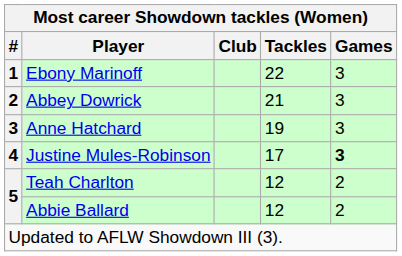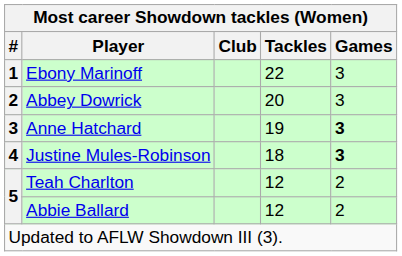(274, 100) 21 -> (274, 100) 20
(340, 127) normal -> (340, 127) bold
(274, 155) 17 -> (274, 155) 18
